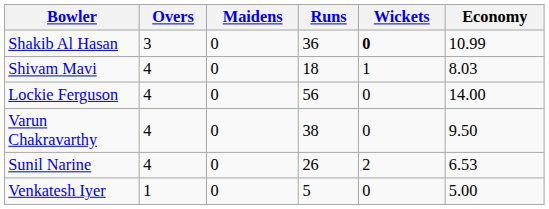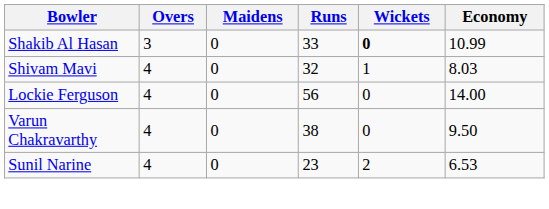(311, 43) 36 -> (311, 43) 33
(311, 69) 18 -> (311, 69) 32
(311, 165) 26 -> (311, 165) 23
- row: (57, 191)
